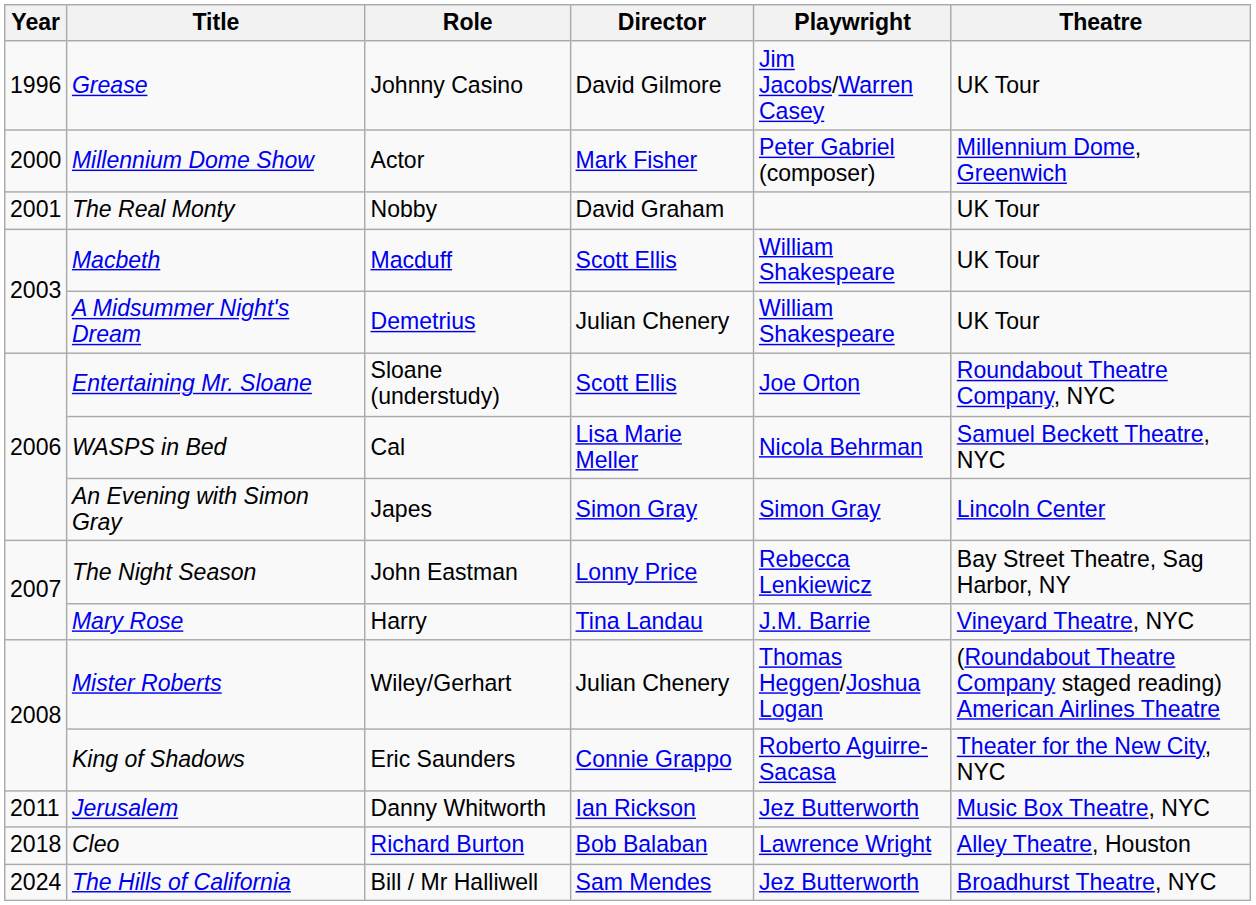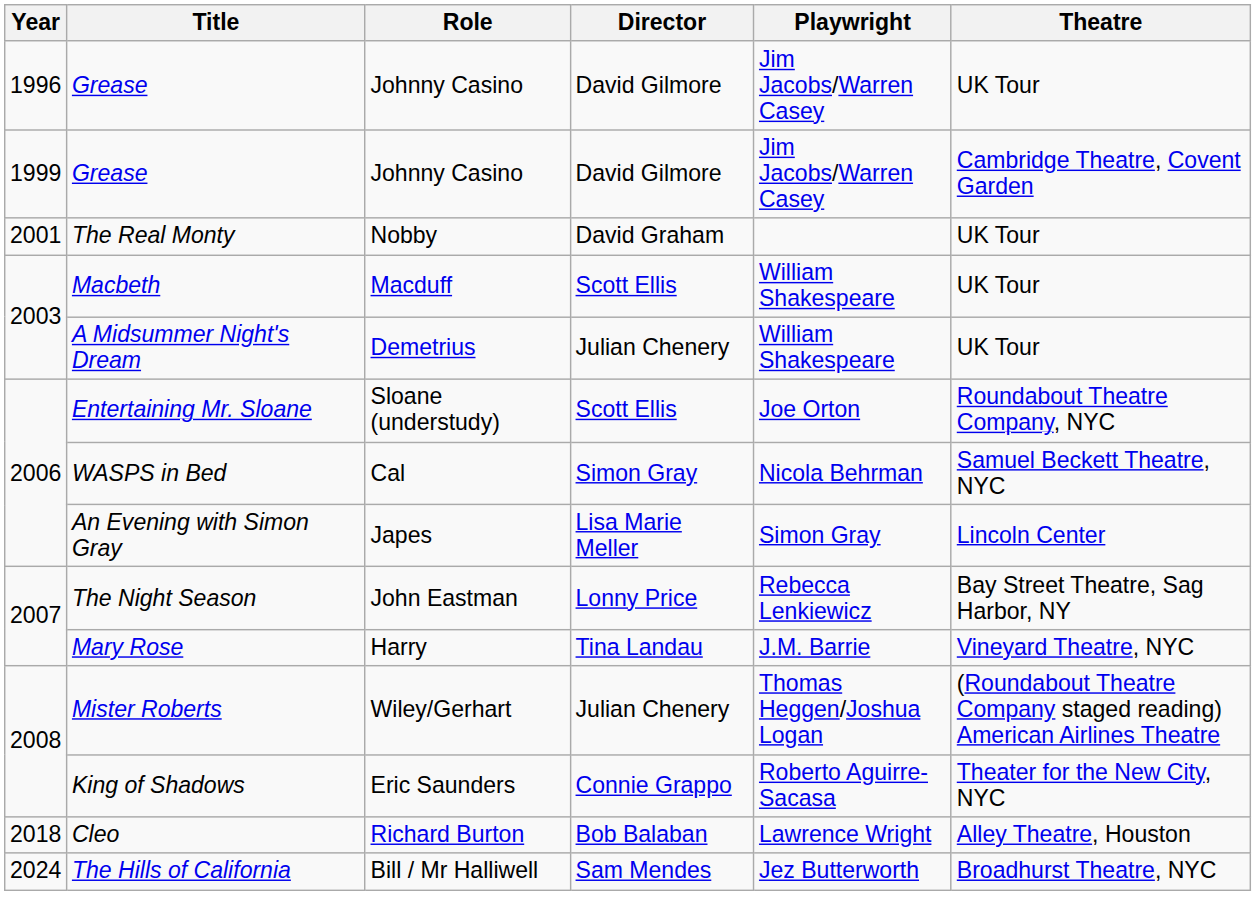+ row: (36, 173)
- row: (36, 160)
(629, 447) Lisa Marie Meller -> (636, 472) Simon Gray
(636, 509) Simon Gray -> (629, 535) Lisa Marie Meller
- row: (35, 808)
